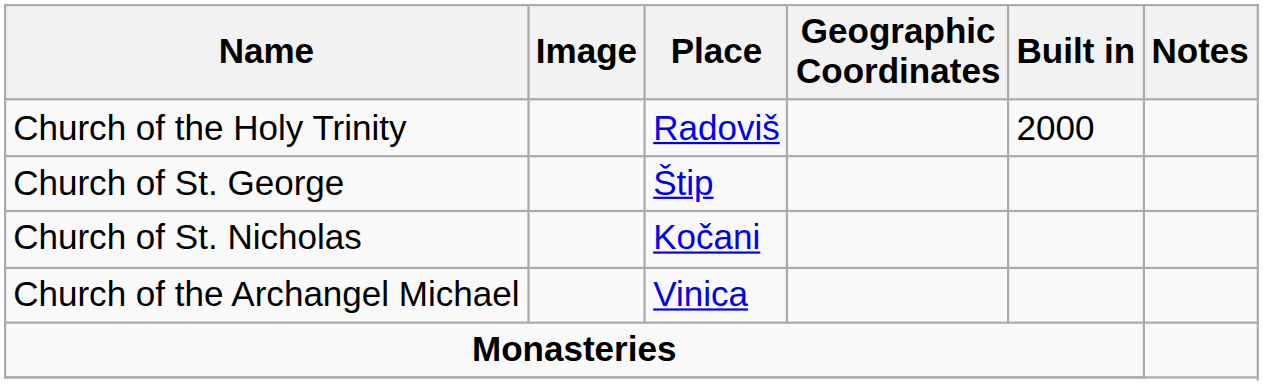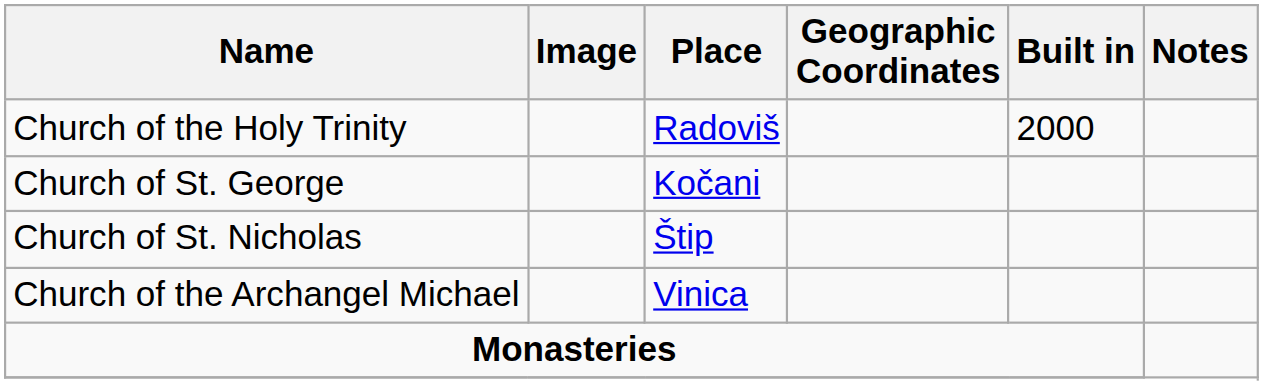(683, 182) Štip -> (707, 182) Kočani
(707, 238) Kočani -> (683, 238) Štip
